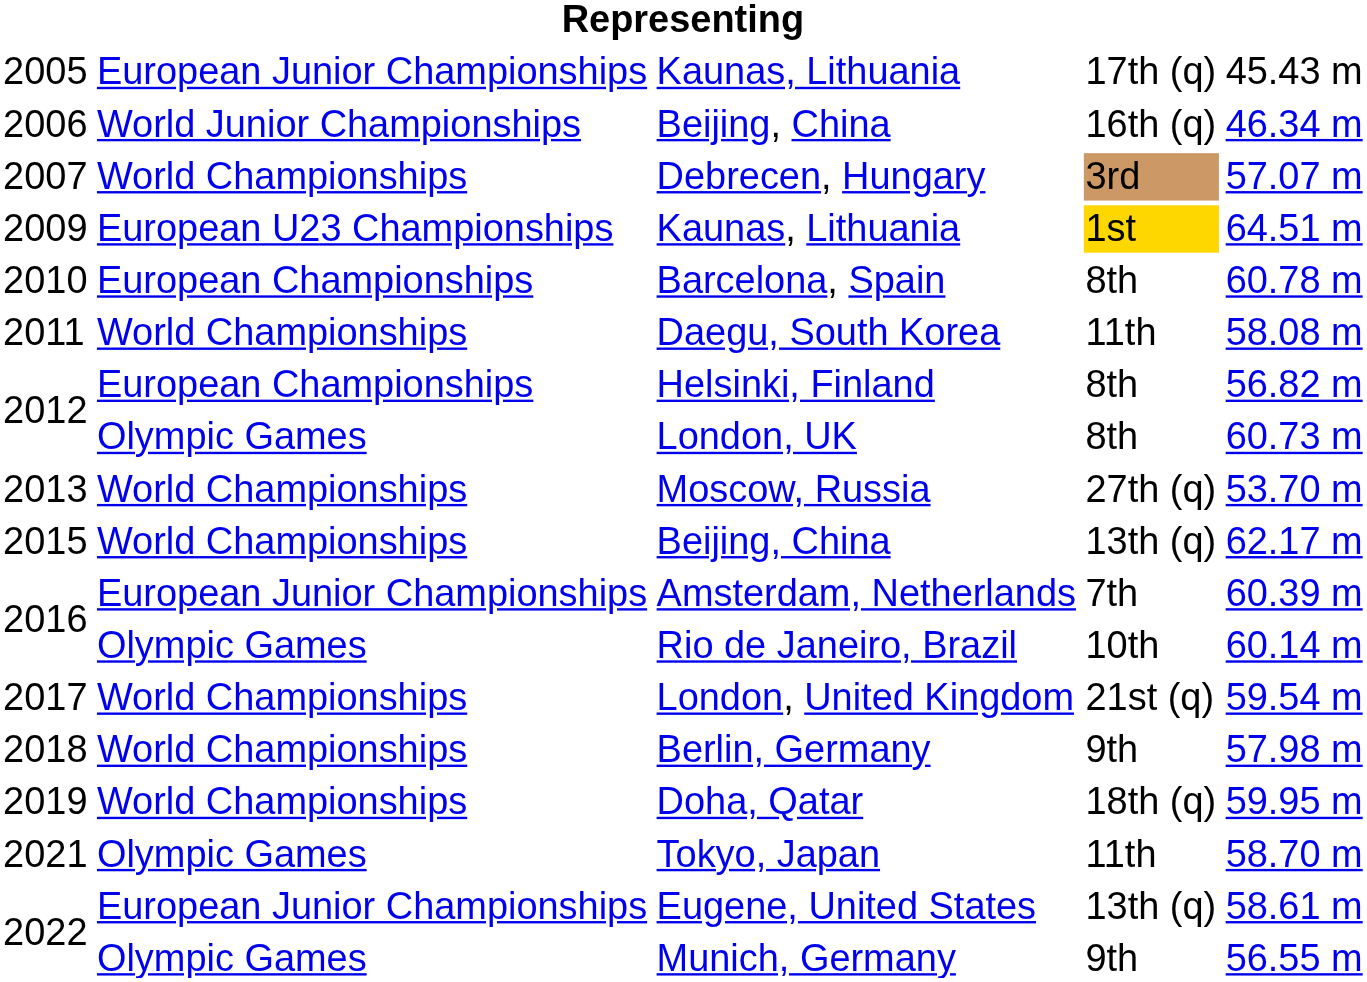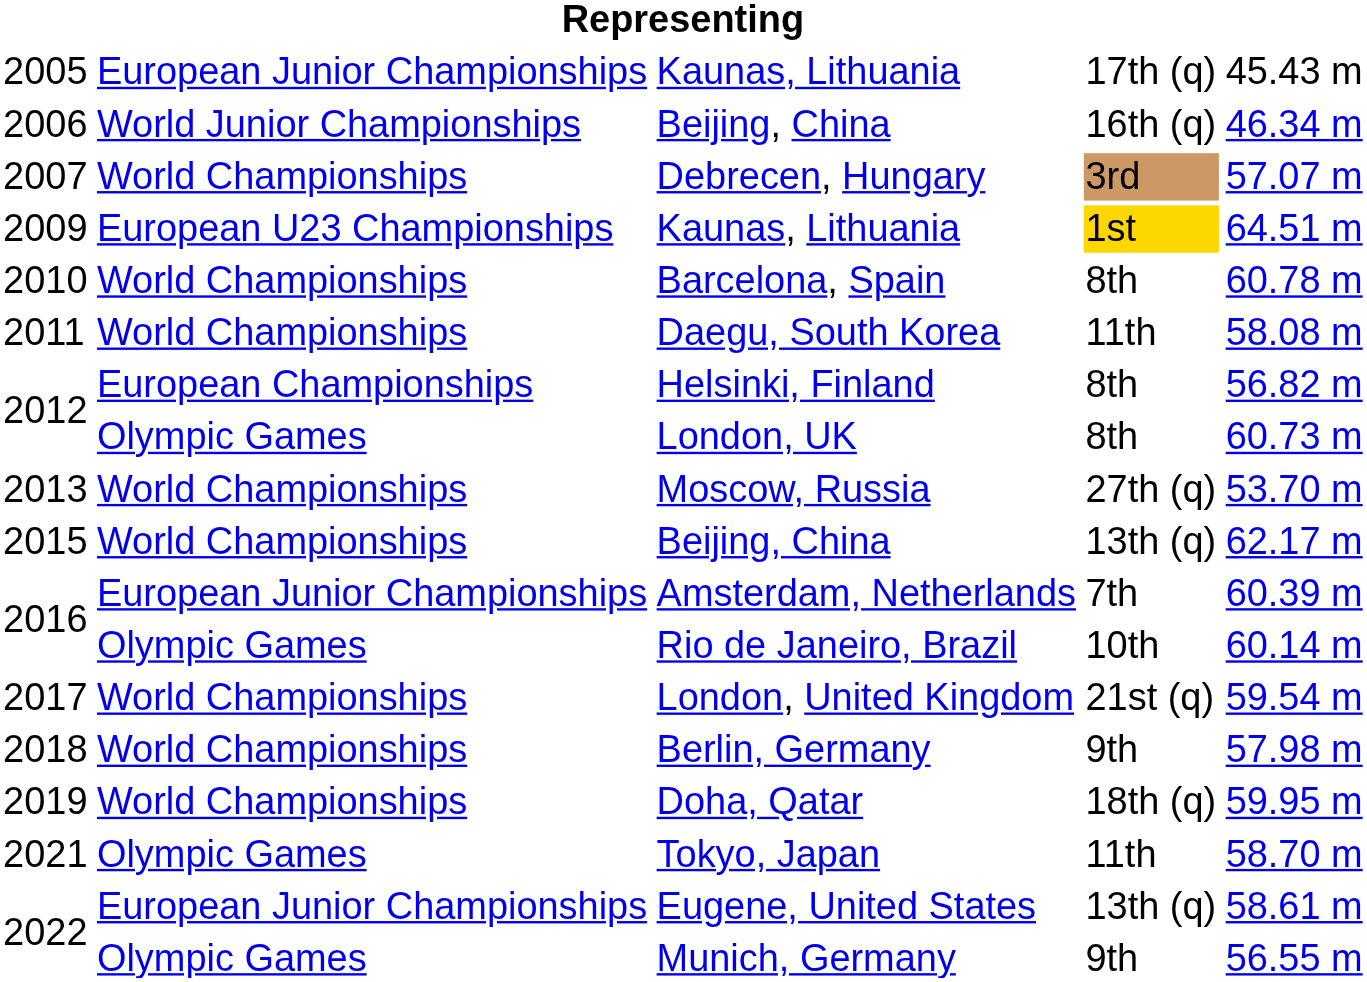(315, 280) European Championships -> (282, 280) World Championships
